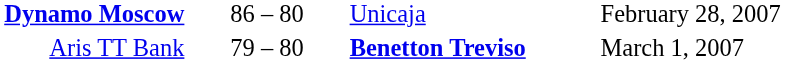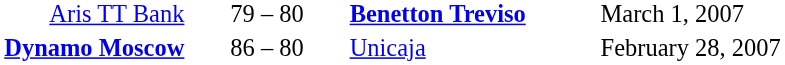rows swapped: (94, 14) <-> (117, 47)
